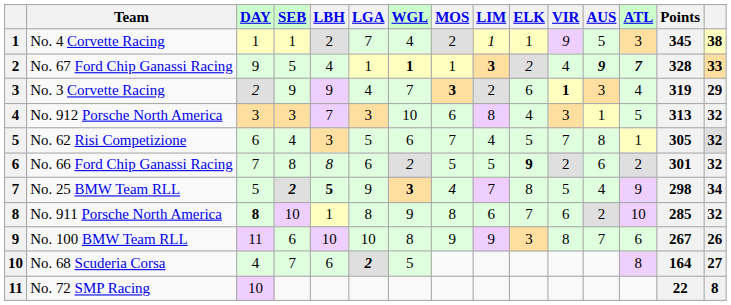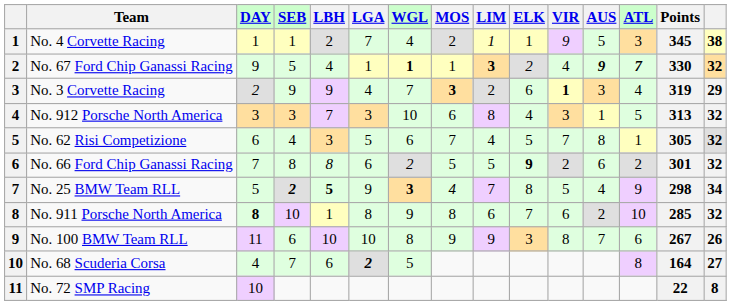(680, 65) 328 -> (680, 65) 330
(715, 65) 33 -> (715, 65) 32
